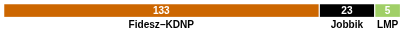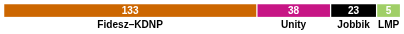+ column: (294, 10)
